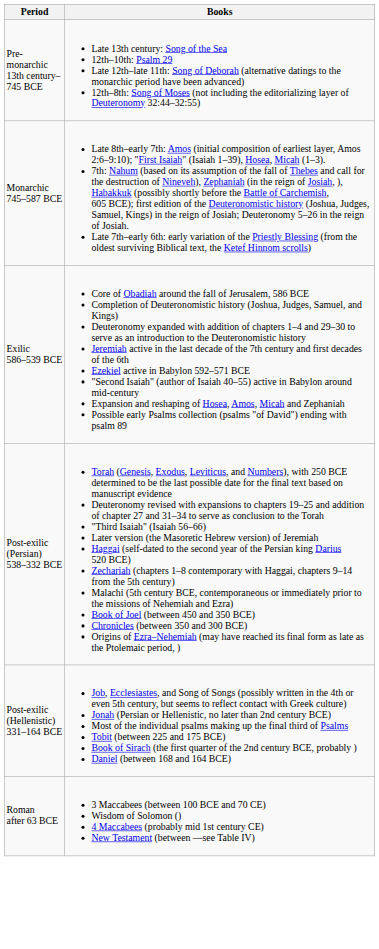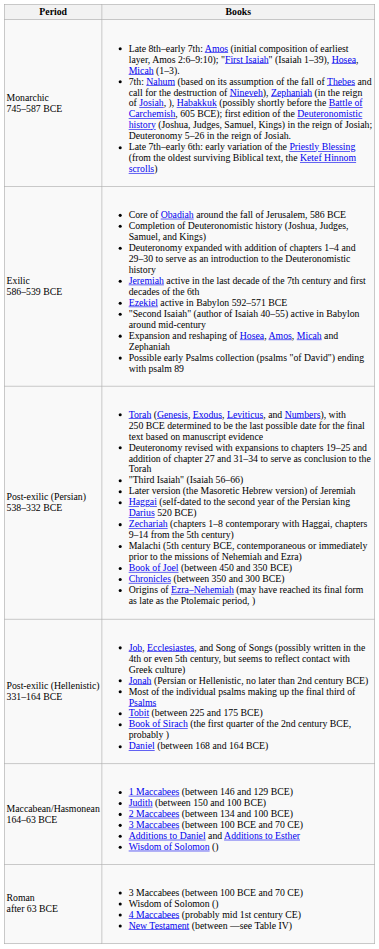- row: (34, 70)
+ row: (53, 814)
